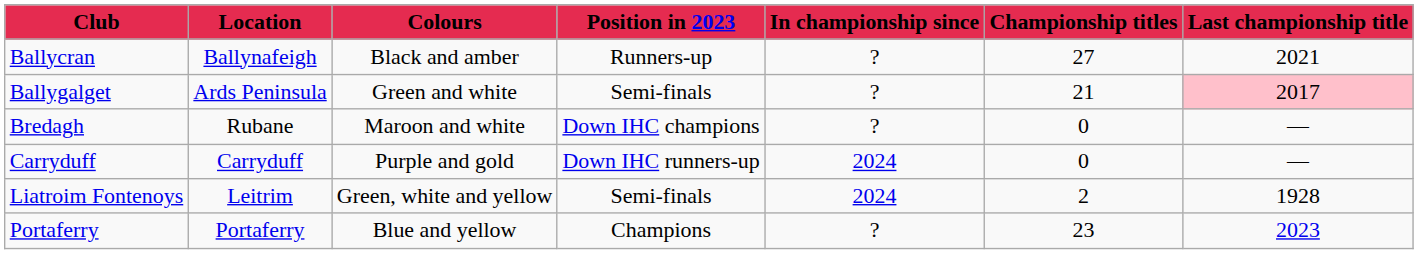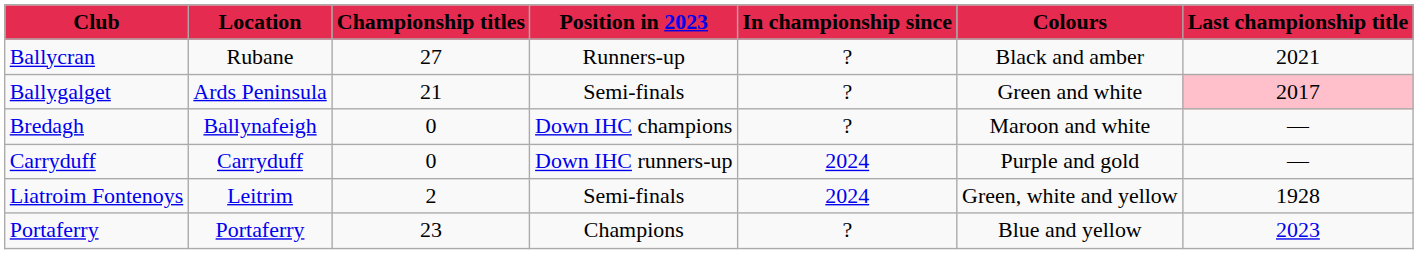columns swapped: (445, 21) <-> (1083, 21)
(260, 56) Ballynafeigh -> (260, 56) Rubane
(260, 126) Rubane -> (260, 126) Ballynafeigh
